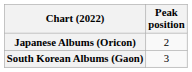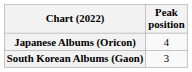(166, 42) 2 -> (166, 42) 4
